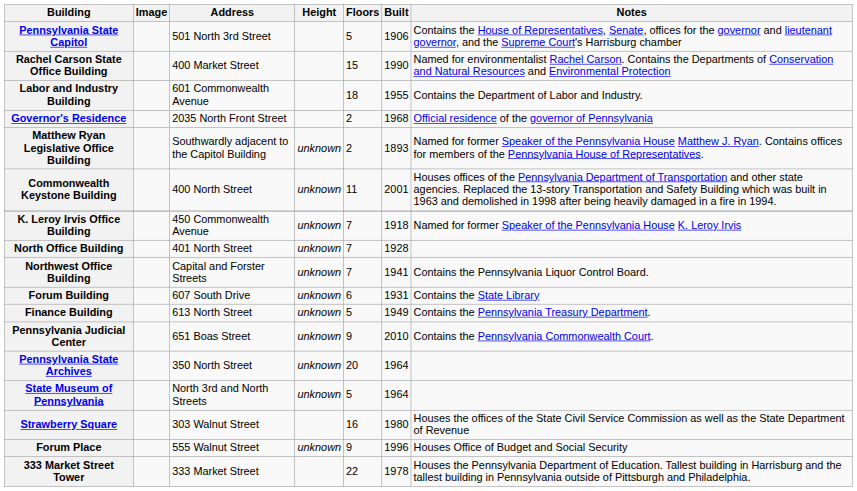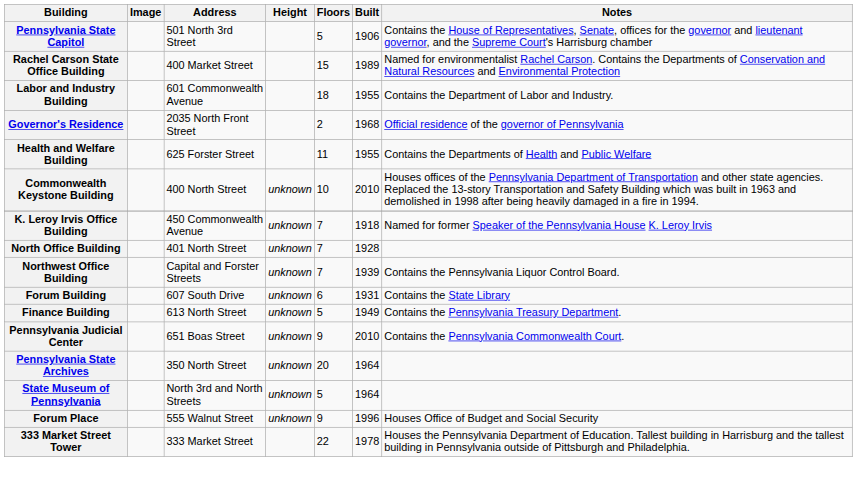(396, 65) 1990 -> (367, 65) 1989
+ row: (66, 154)
- row: (69, 148)
(352, 190) 11 -> (323, 190) 10
(396, 190) 2001 -> (367, 190) 2010
(396, 272) 1941 -> (367, 272) 1939
- row: (69, 424)
